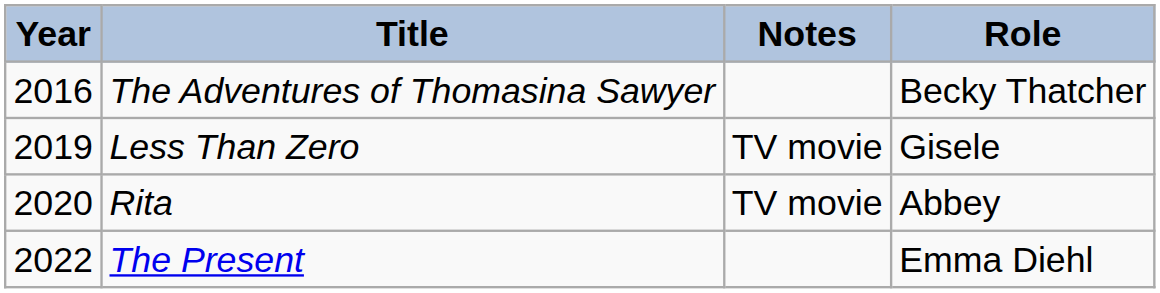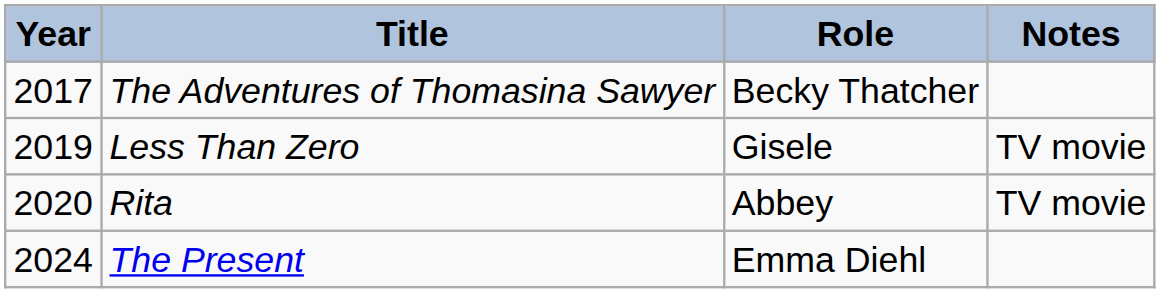columns swapped: (1023, 34) <-> (807, 34)
(53, 90) 2016 -> (53, 90) 2017
(53, 260) 2022 -> (53, 260) 2024
